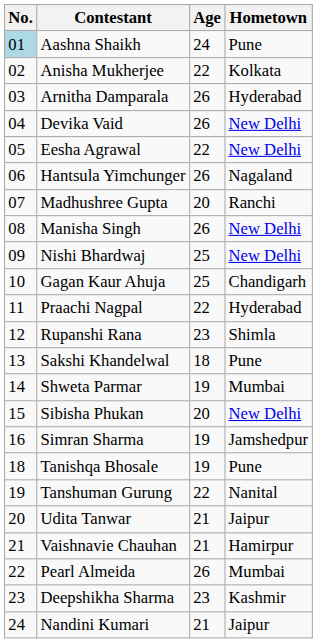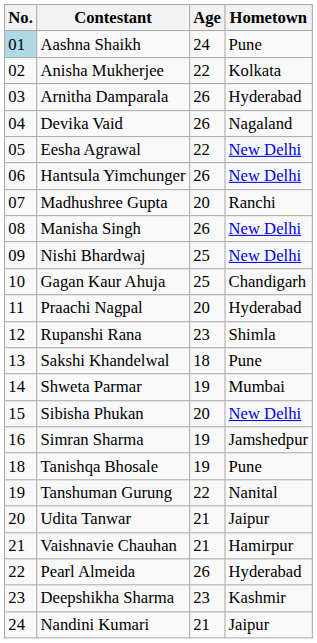(265, 123) New Delhi -> (260, 123) Nagaland
(260, 176) Nagaland -> (265, 176) New Delhi
(201, 307) 22 -> (201, 307) 20
(257, 571) Mumbai -> (265, 571) Hyderabad
